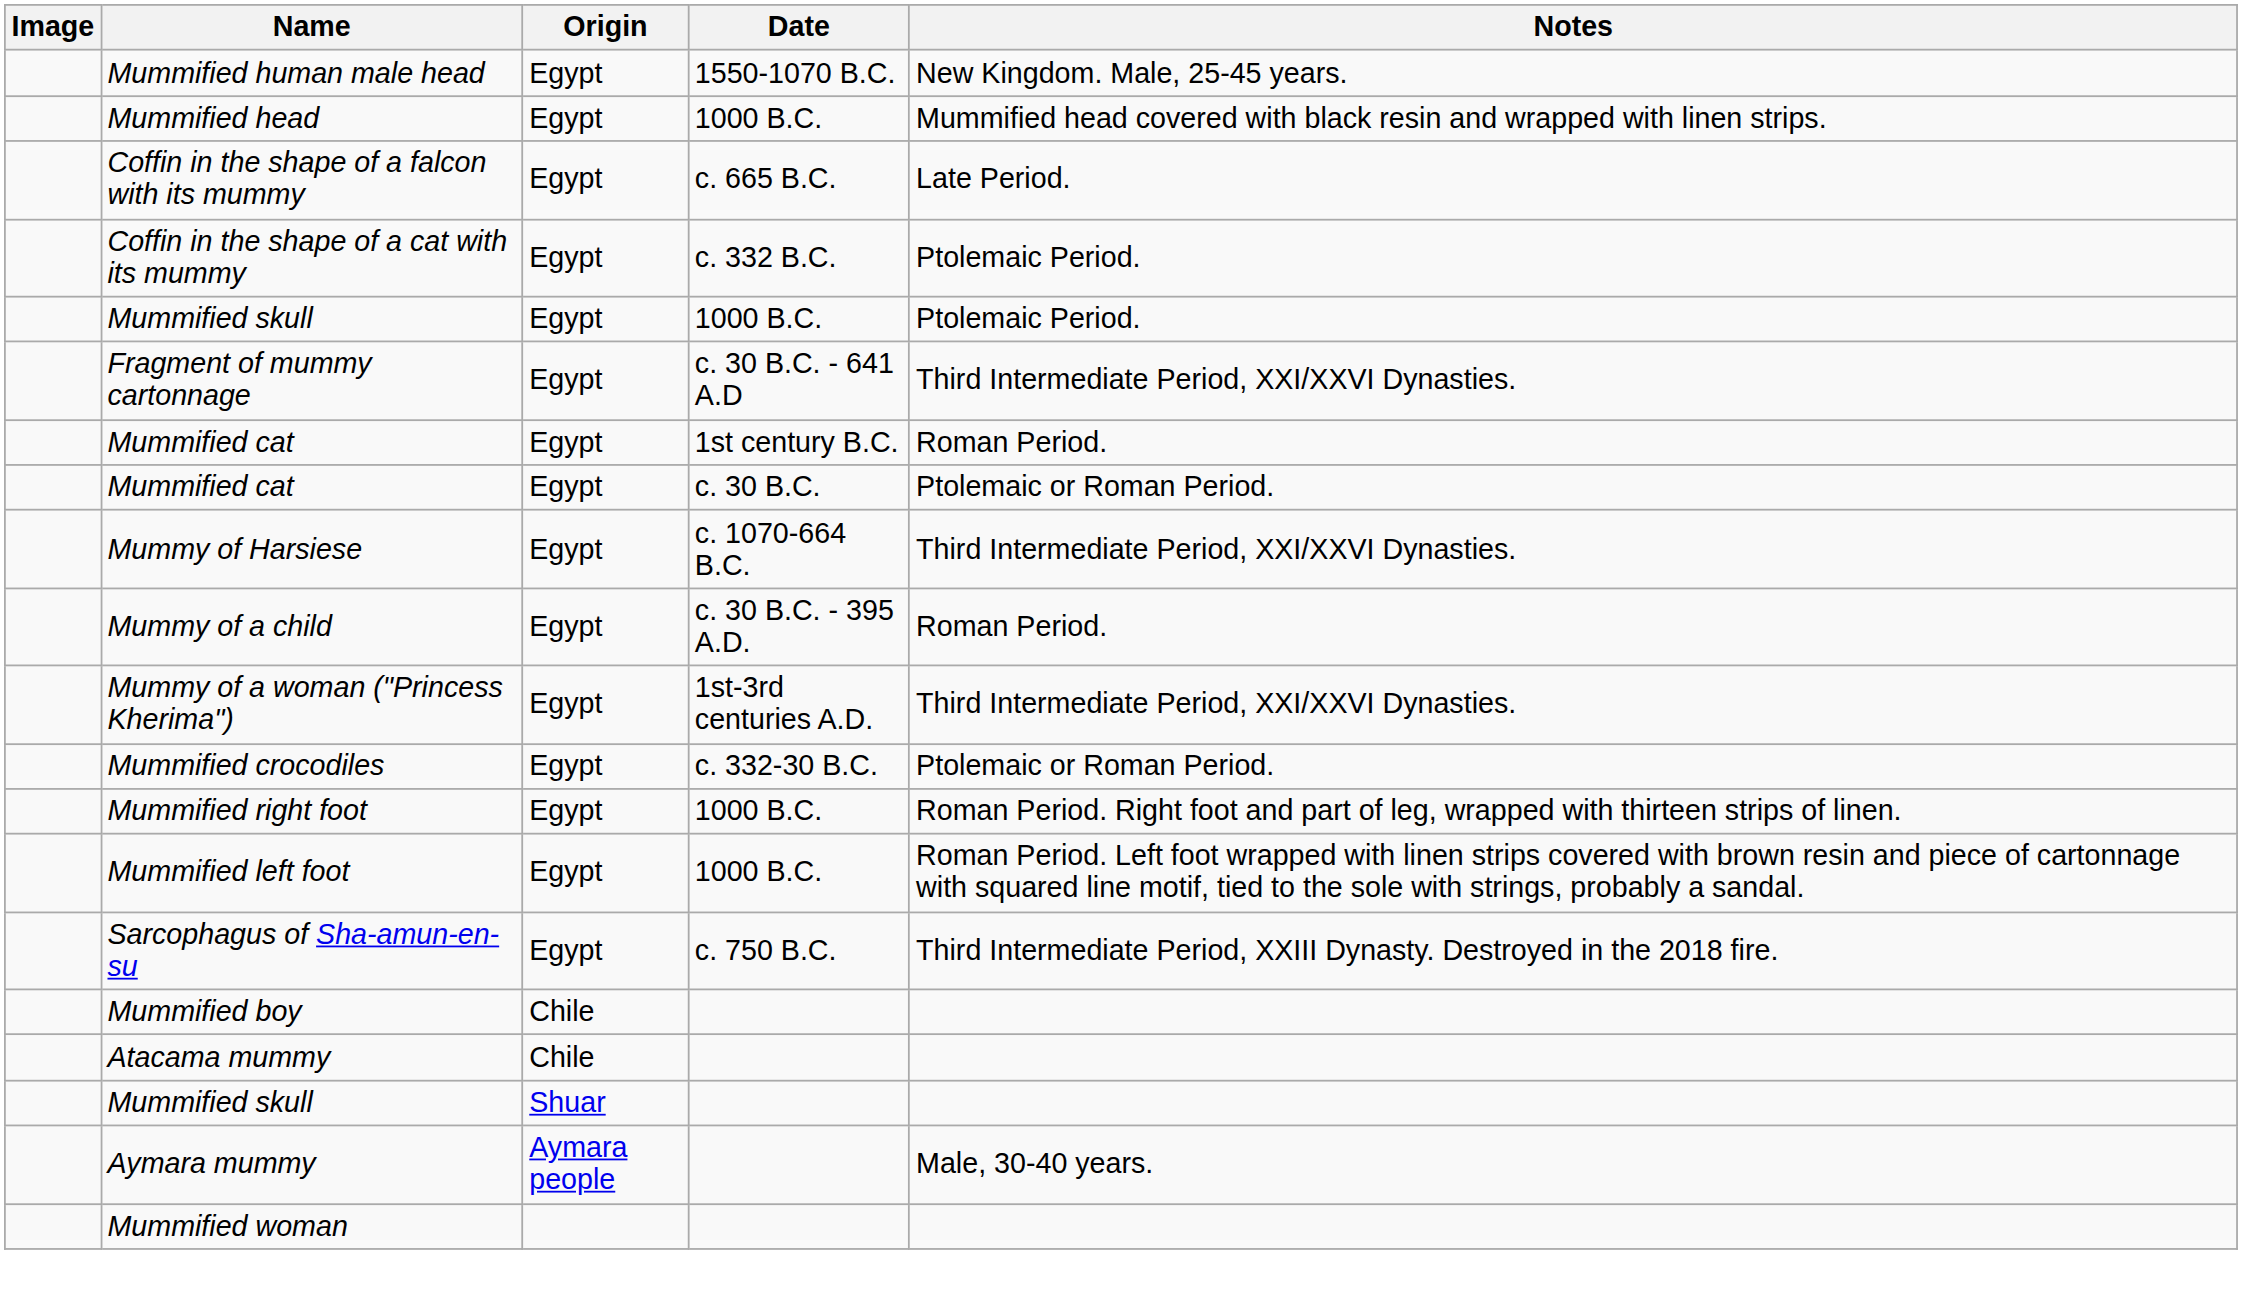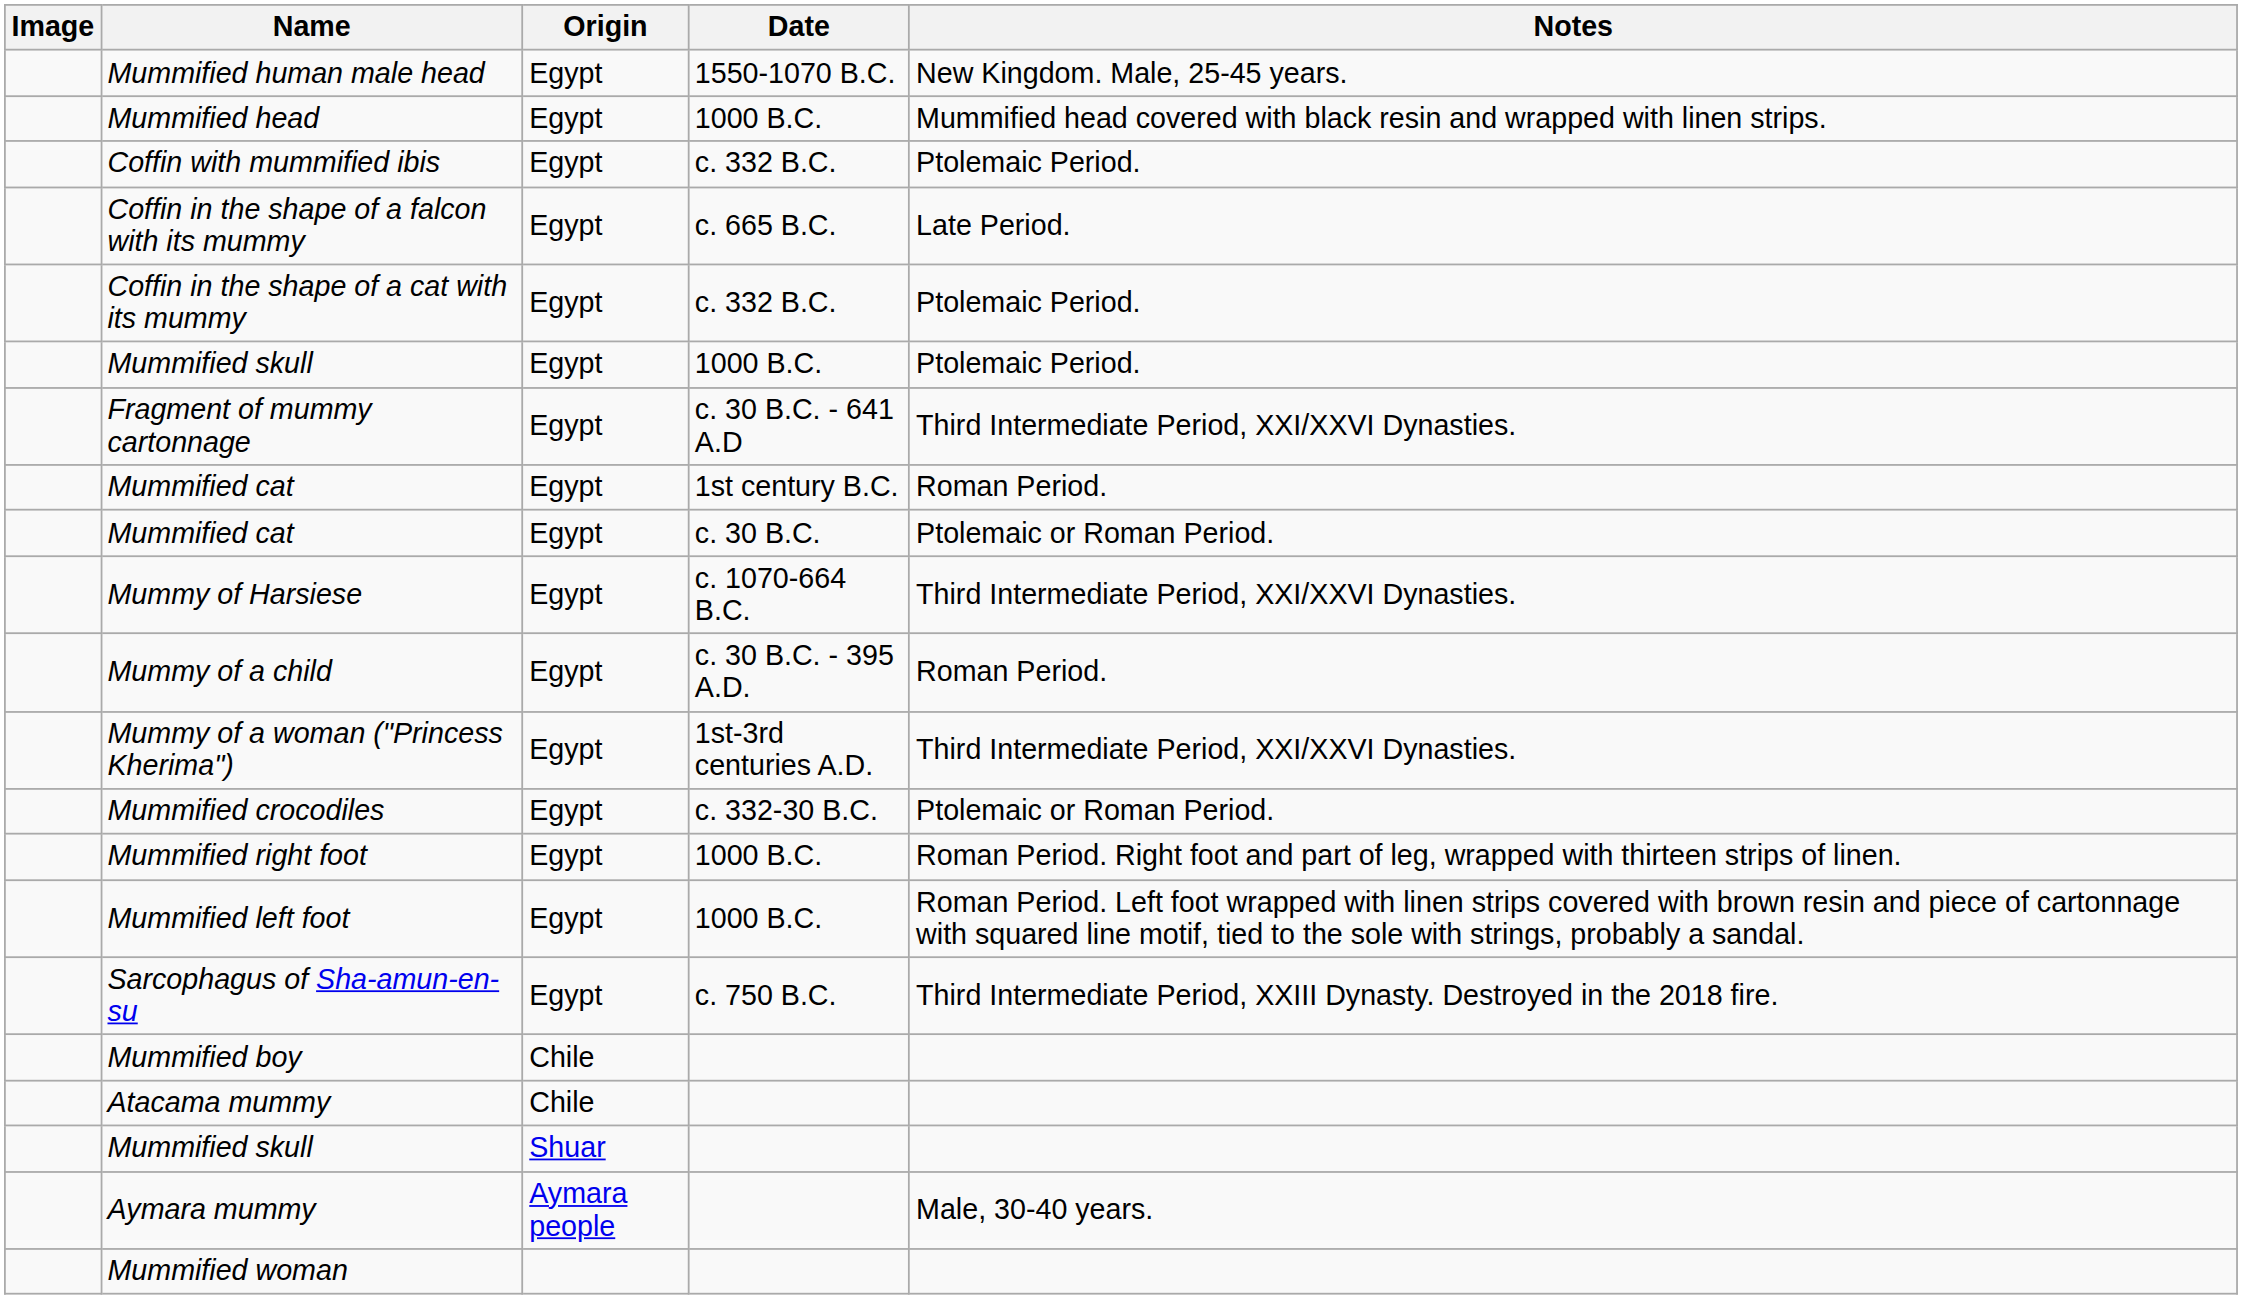+ row: (274, 163)
